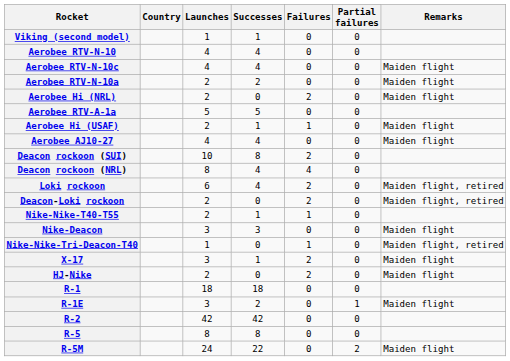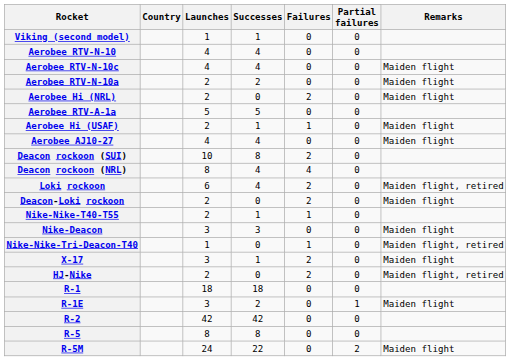(443, 200) Maiden flight, retired -> (419, 200) Maiden flight
(419, 274) Maiden flight -> (443, 274) Maiden flight, retired
